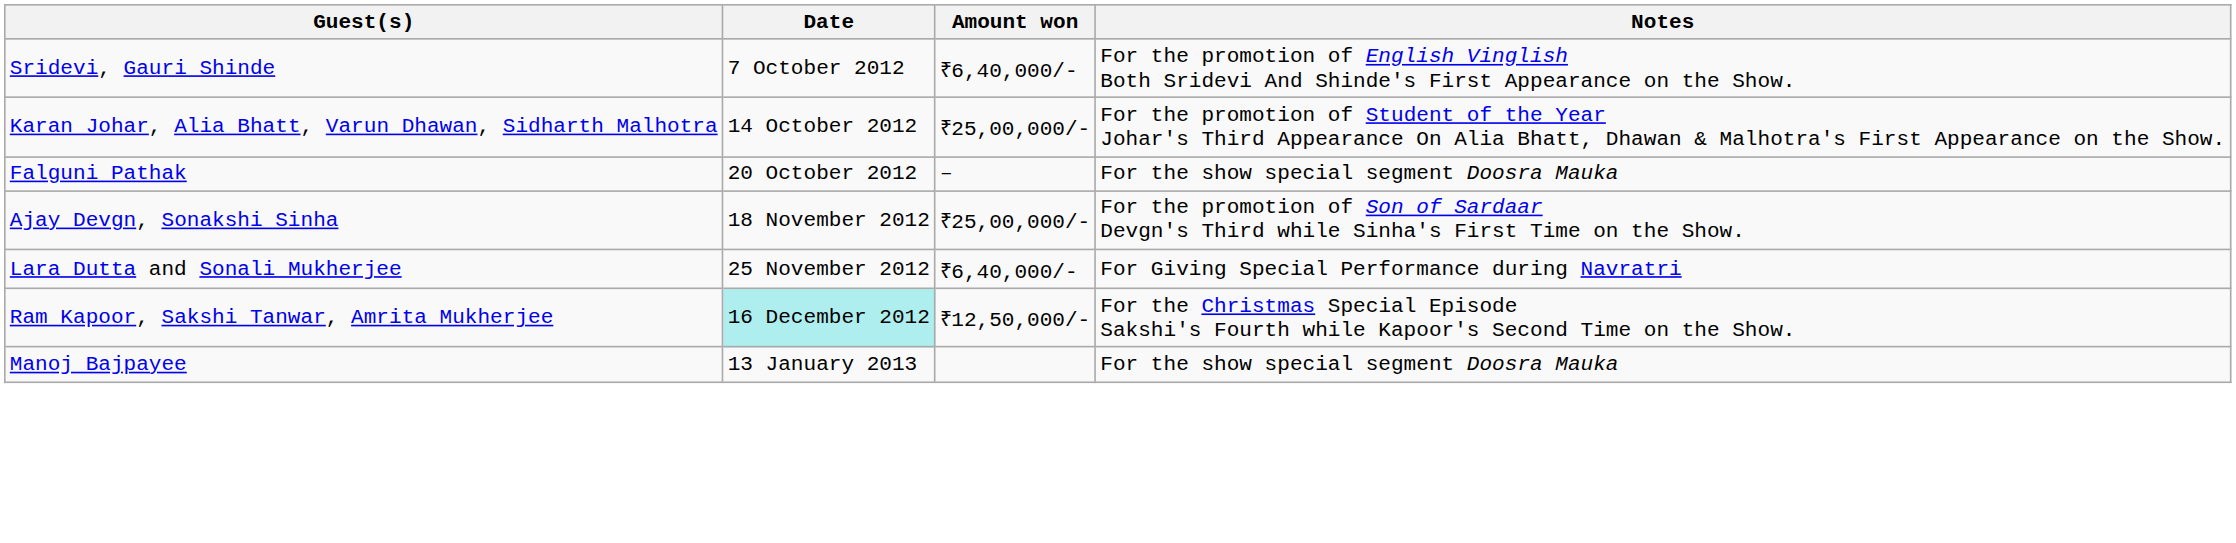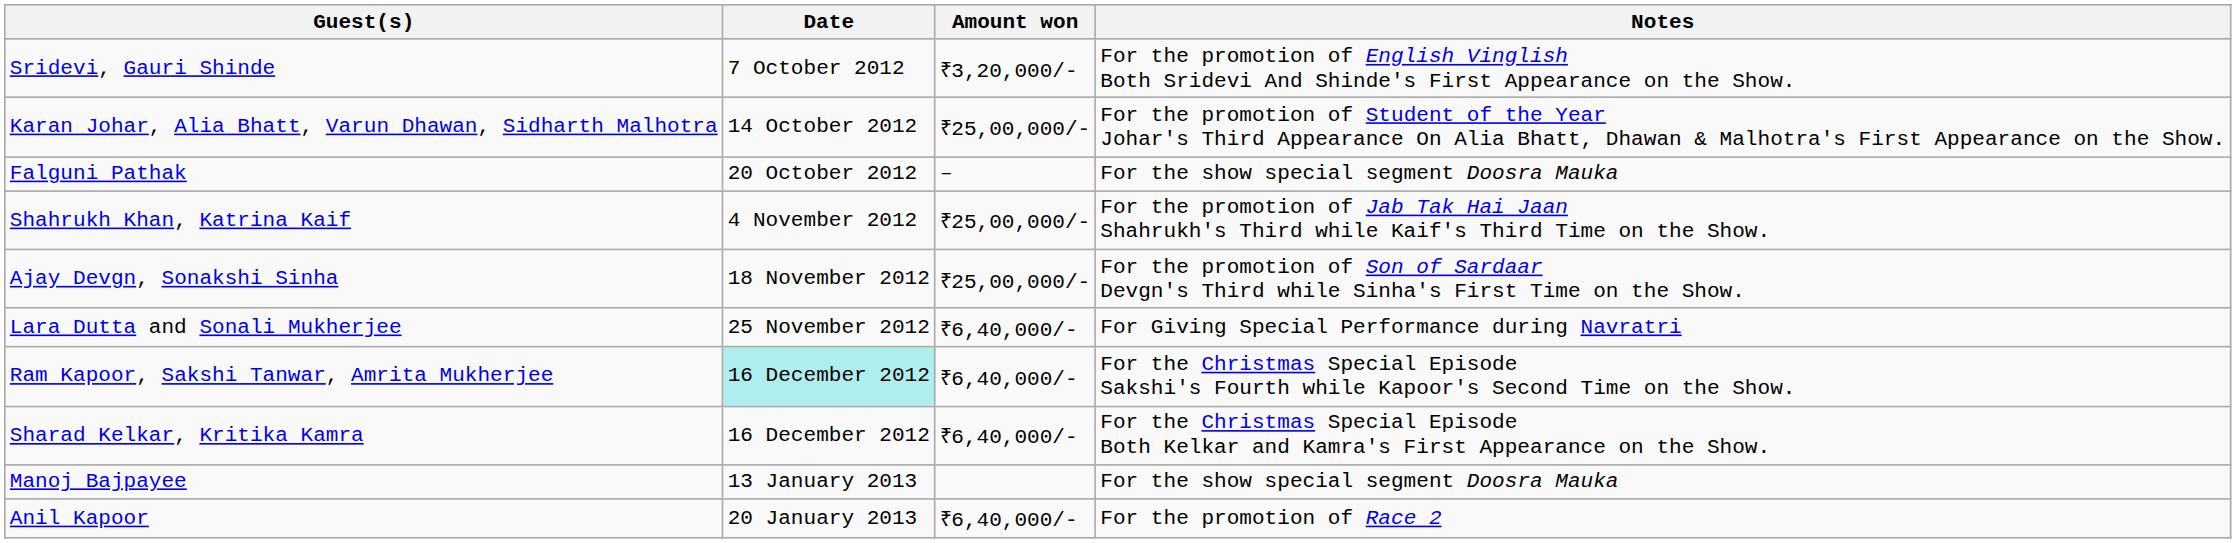(1009, 71) ₹6,40,000/- -> (1009, 71) ₹3,20,000/-
+ row: (180, 220)
(1015, 320) ₹12,50,000/- -> (1009, 379) ₹6,40,000/-
+ row: (187, 435)
+ row: (79, 518)
